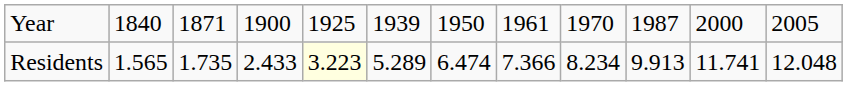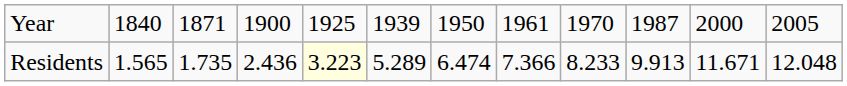(270, 61) 2.433 -> (270, 61) 2.436
(593, 61) 8.234 -> (593, 61) 8.233
(728, 61) 11.741 -> (728, 61) 11.671
